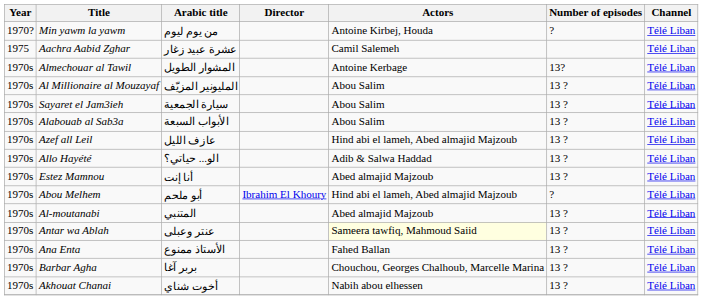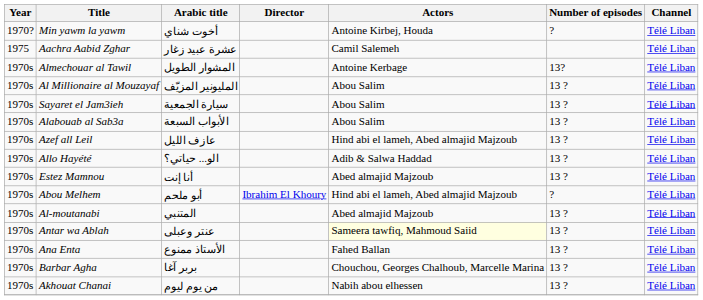(191, 31) من يوم ليوم -> (191, 31) أخوت شناي
(191, 286) أخوت شناي -> (191, 286) من يوم ليوم
